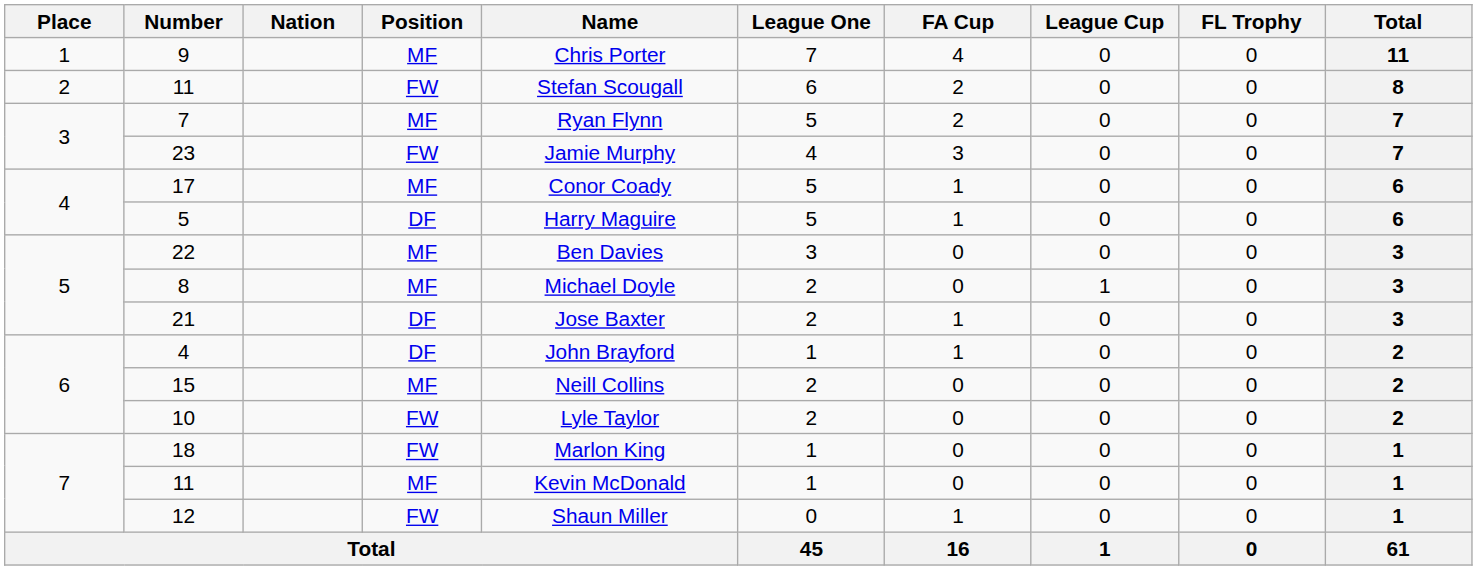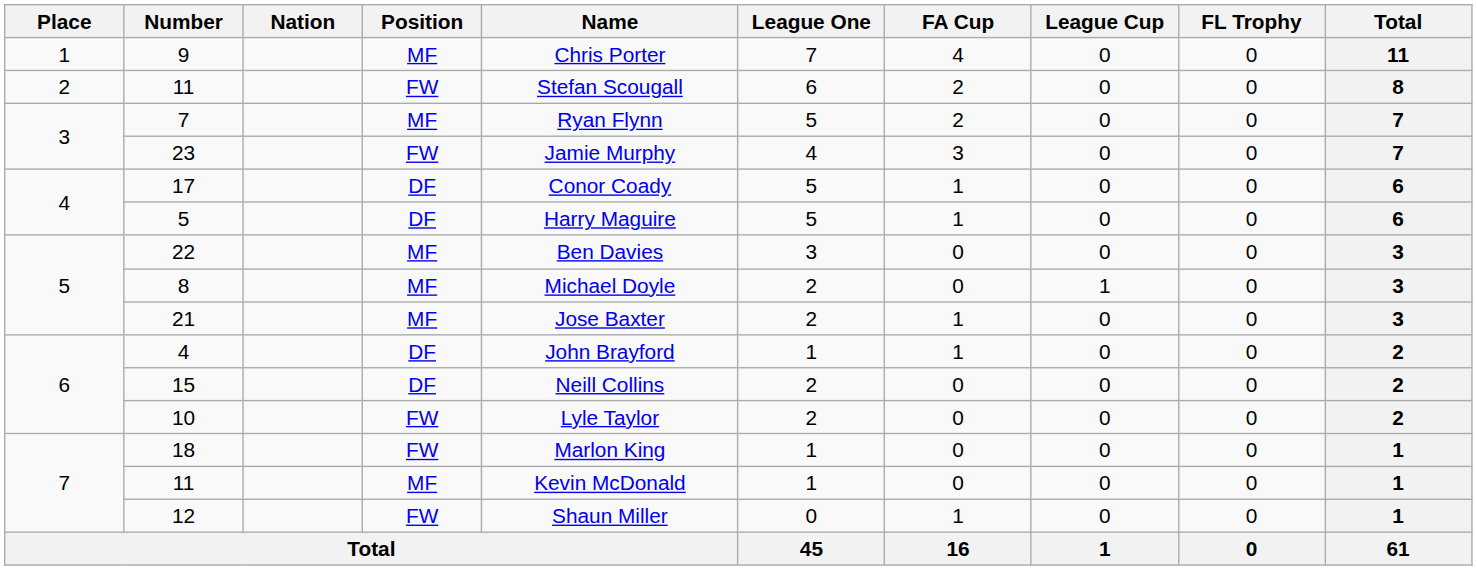(422, 186) MF -> (422, 186) DF
(422, 318) DF -> (422, 318) MF
(422, 384) MF -> (422, 384) DF
